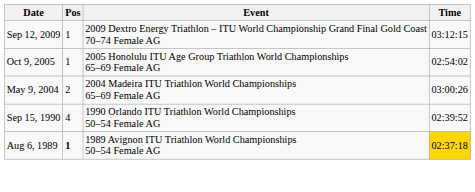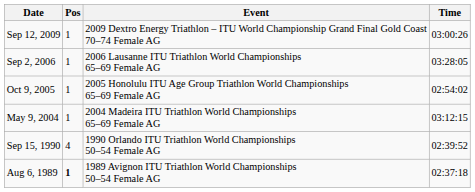(450, 34) 03:12:15 -> (450, 34) 03:00:26
+ row: (31, 62)
(68, 90) 2 -> (68, 117) 1
(450, 90) 03:00:26 -> (450, 117) 03:12:15
(450, 145) gold background -> (450, 173) no background
